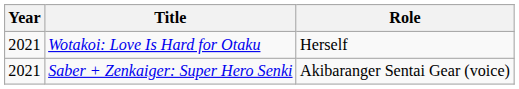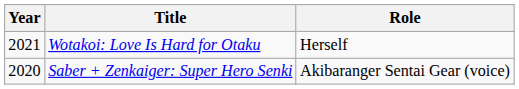(24, 71) 2021 -> (24, 71) 2020
